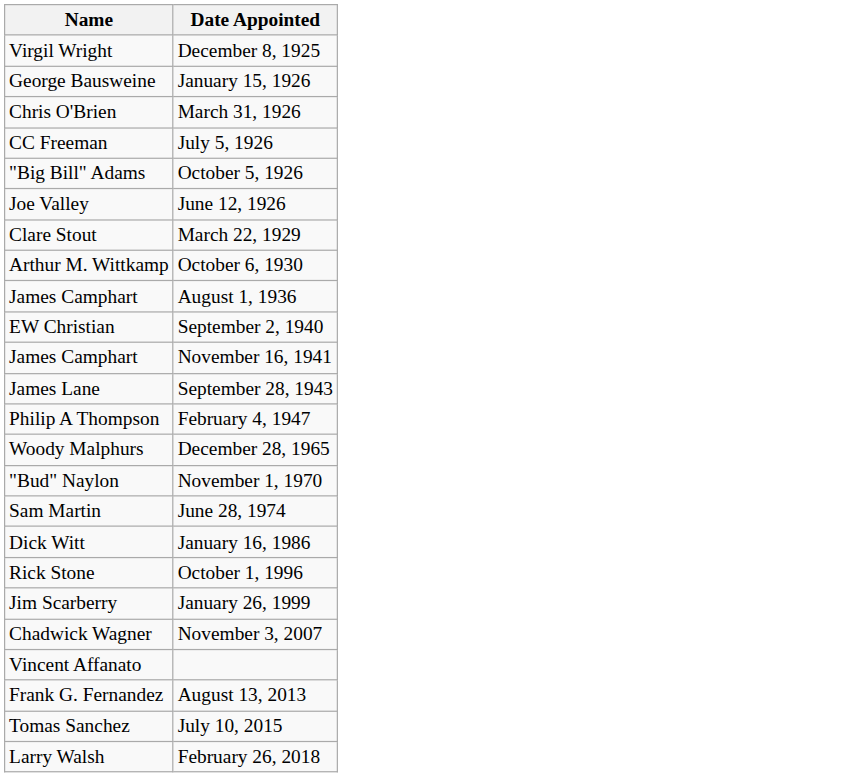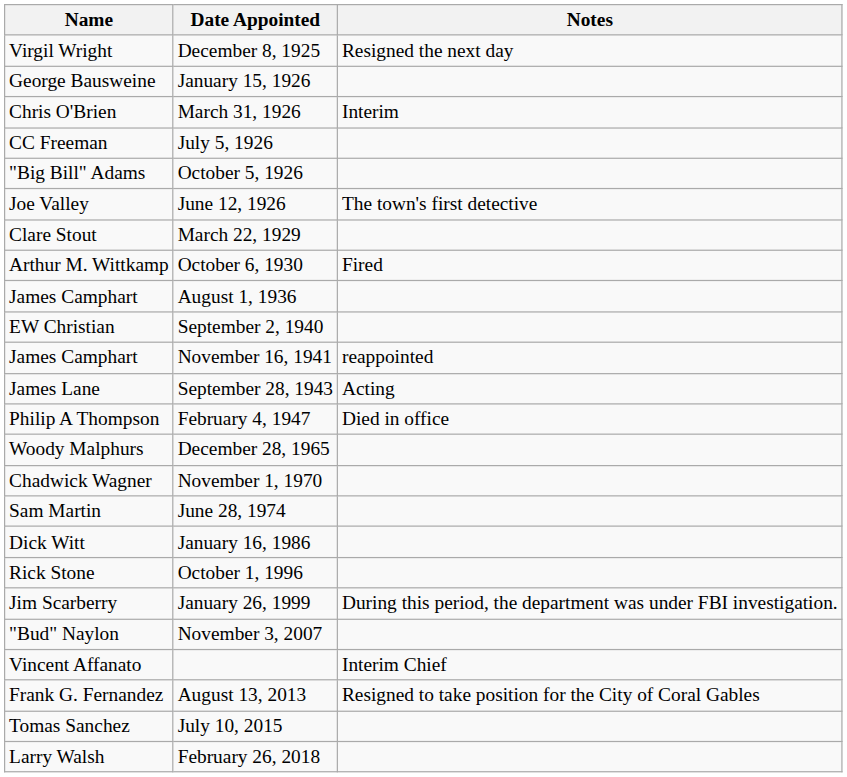+ column: (590, 19)
(64, 480) "Bud" Naylon -> (80, 480) Chadwick Wagner
(80, 633) Chadwick Wagner -> (64, 633) "Bud" Naylon
